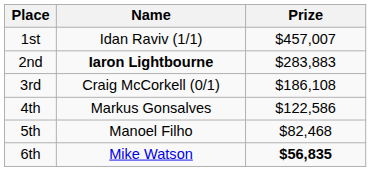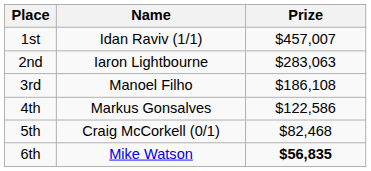(151, 62) bold -> (151, 62) normal
(306, 62) $283,883 -> (306, 62) $283,063
(151, 85) Craig McCorkell (0/1) -> (151, 85) Manoel Filho
(151, 131) Manoel Filho -> (151, 131) Craig McCorkell (0/1)
